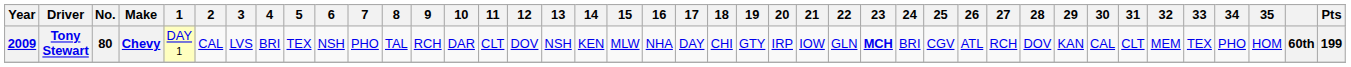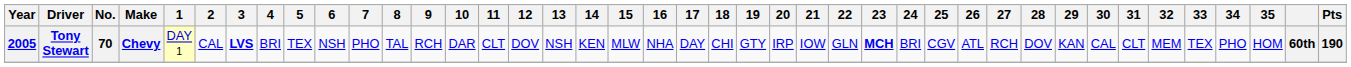(22, 44) 2009 -> (22, 44) 2005
(105, 44) 80 -> (105, 44) 70
(241, 44) normal -> (241, 44) bold
(1332, 44) 199 -> (1332, 44) 190
